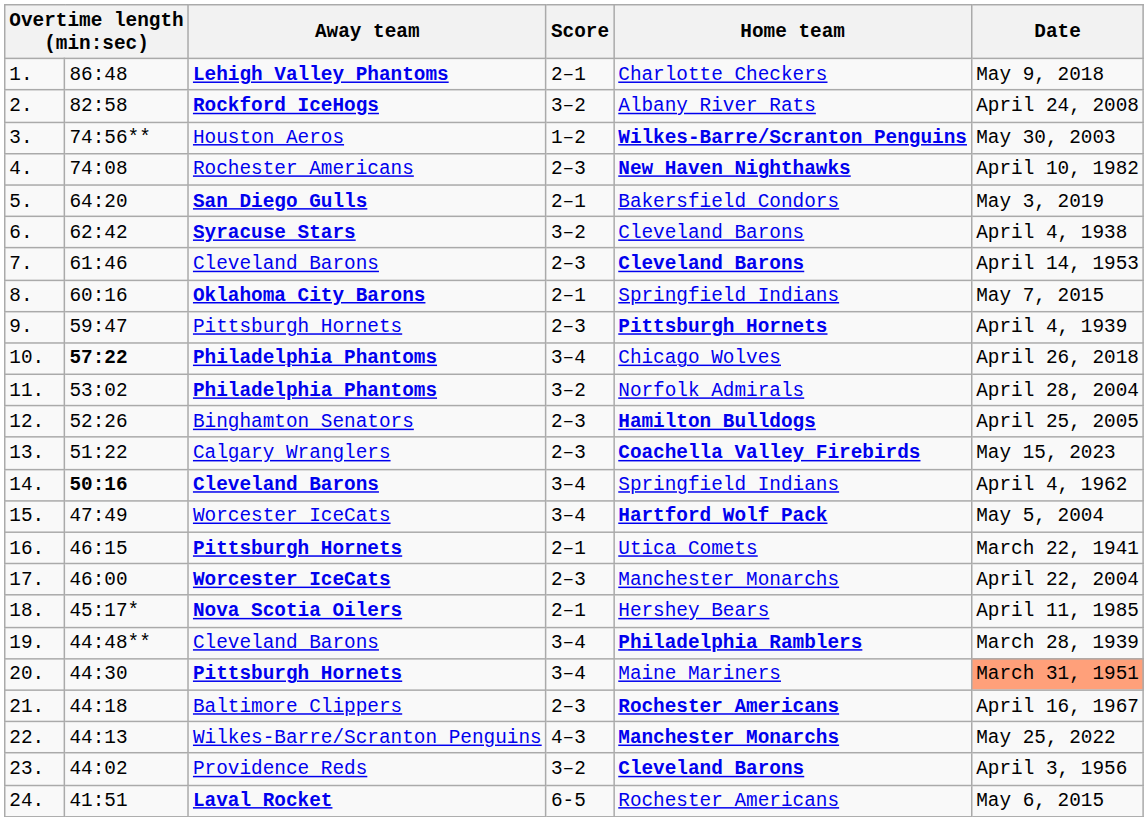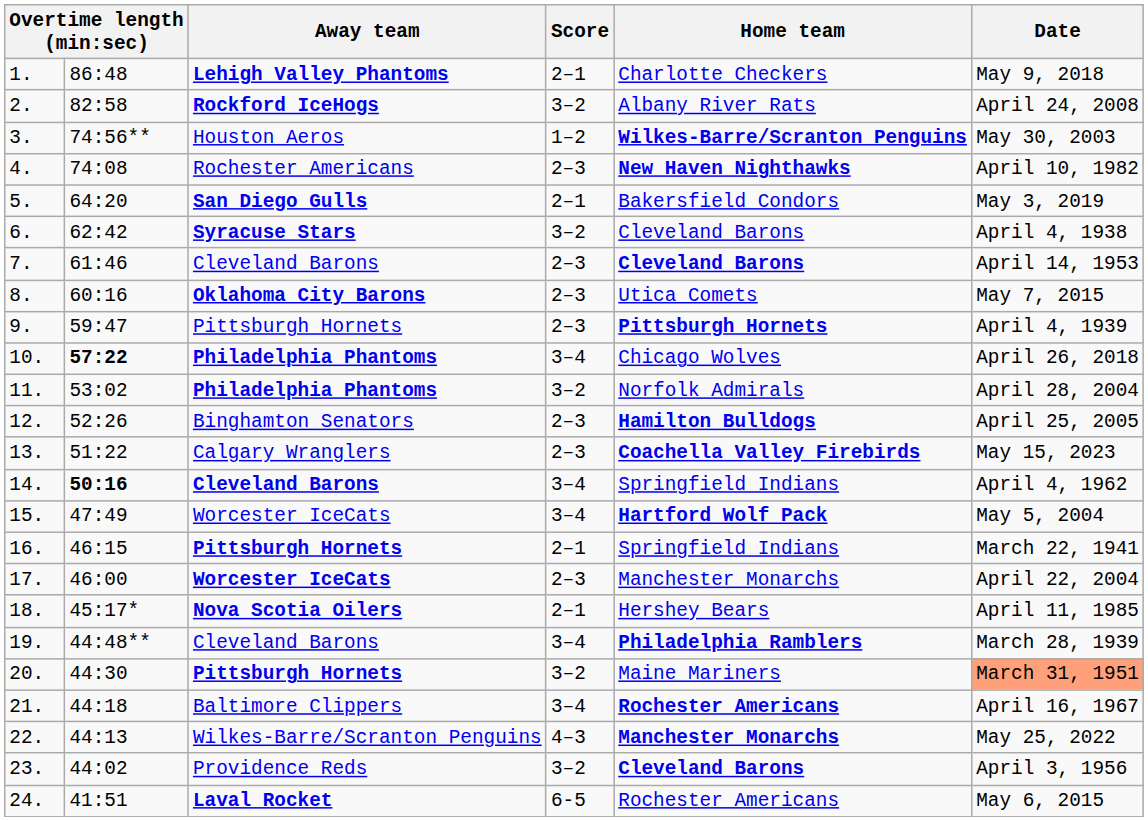(568, 295) 2–1 -> (568, 295) 2–3
(729, 295) Springfield Indians -> (688, 295) Utica Comets
(688, 548) Utica Comets -> (729, 548) Springfield Indians
(568, 674) 3–4 -> (568, 674) 3–2
(568, 706) 2–3 -> (568, 706) 3–4
